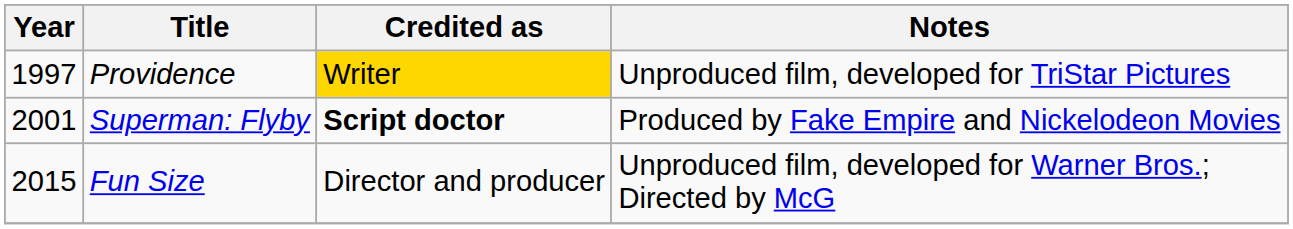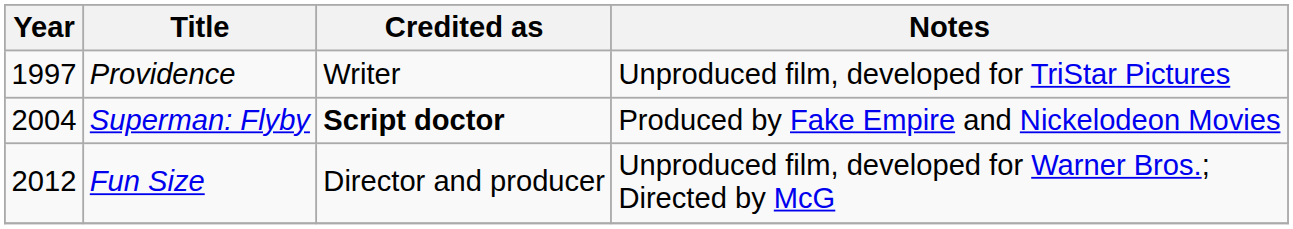(362, 73) gold background -> (362, 73) no background
(44, 119) 2001 -> (44, 119) 2004
(44, 182) 2015 -> (44, 182) 2012
